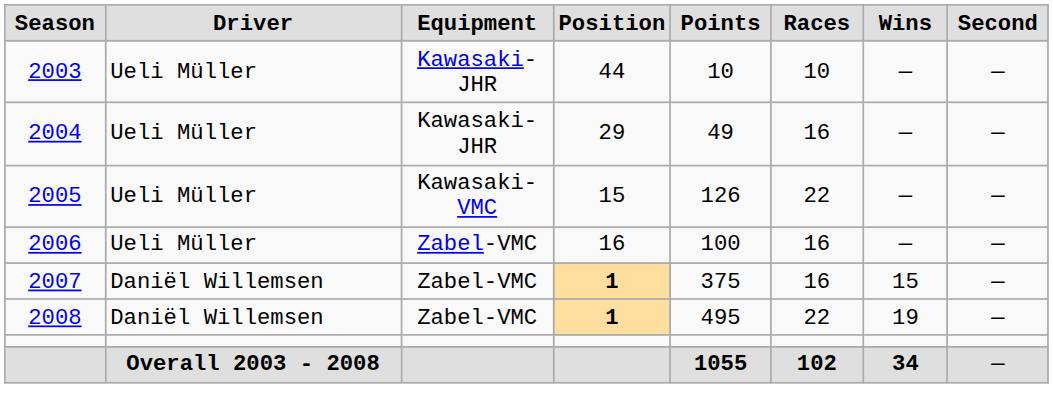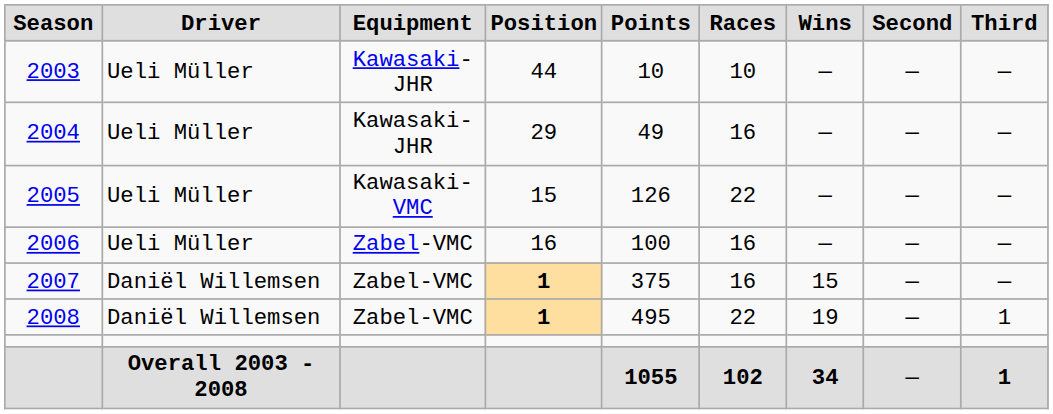+ column: (1004, 23)
